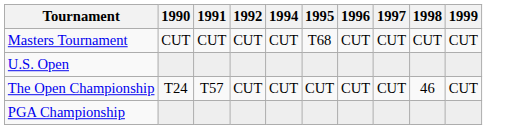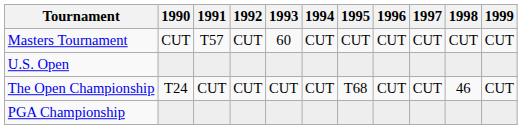+ column: (284, 16)
(212, 40) CUT -> (212, 40) T57
(320, 40) T68 -> (356, 40) CUT
(212, 88) T57 -> (212, 88) CUT
(320, 88) CUT -> (356, 88) T68
